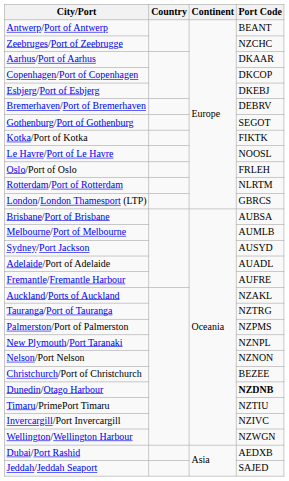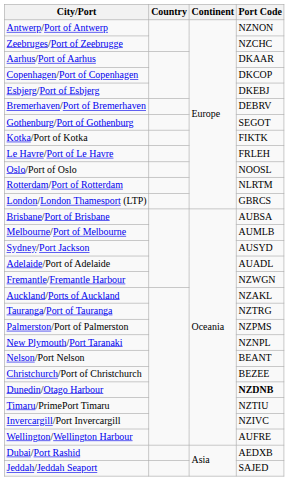(255, 28) BEANT -> (256, 28) NZNON
(255, 153) NOOSL -> (254, 153) FRLEH
(254, 169) FRLEH -> (255, 169) NOOSL
(255, 279) AUFRE -> (257, 279) NZWGN
(256, 358) NZNON -> (255, 358) BEANT
(257, 437) NZWGN -> (255, 437) AUFRE
